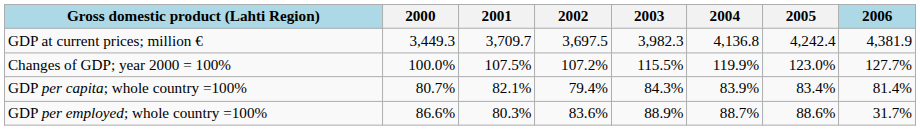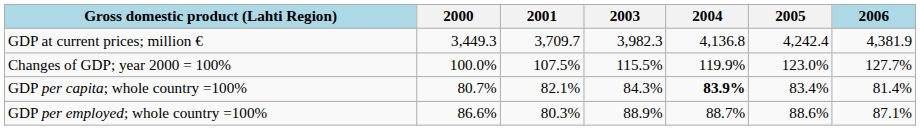- column: (573, 16)
(739, 88) normal -> (724, 88) bold
(892, 112) 31.7% -> (892, 112) 87.1%
